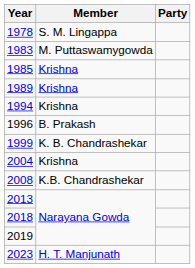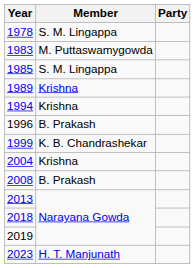(58, 69) Krishna -> (78, 69) S. M. Lingappa
(91, 180) K.B. Chandrashekar -> (67, 180) B. Prakash
